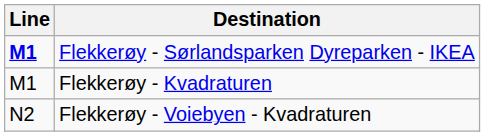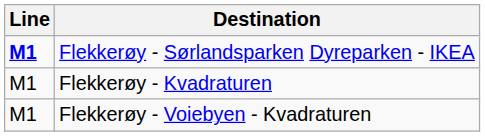(22, 114) N2 -> (23, 114) M1
